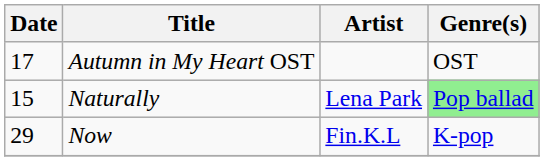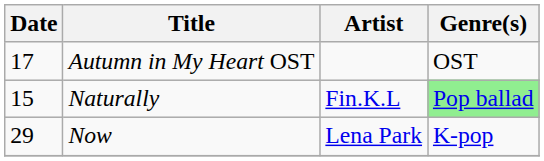(374, 98) Lena Park -> (363, 98) Fin.K.L
(363, 135) Fin.K.L -> (374, 135) Lena Park
